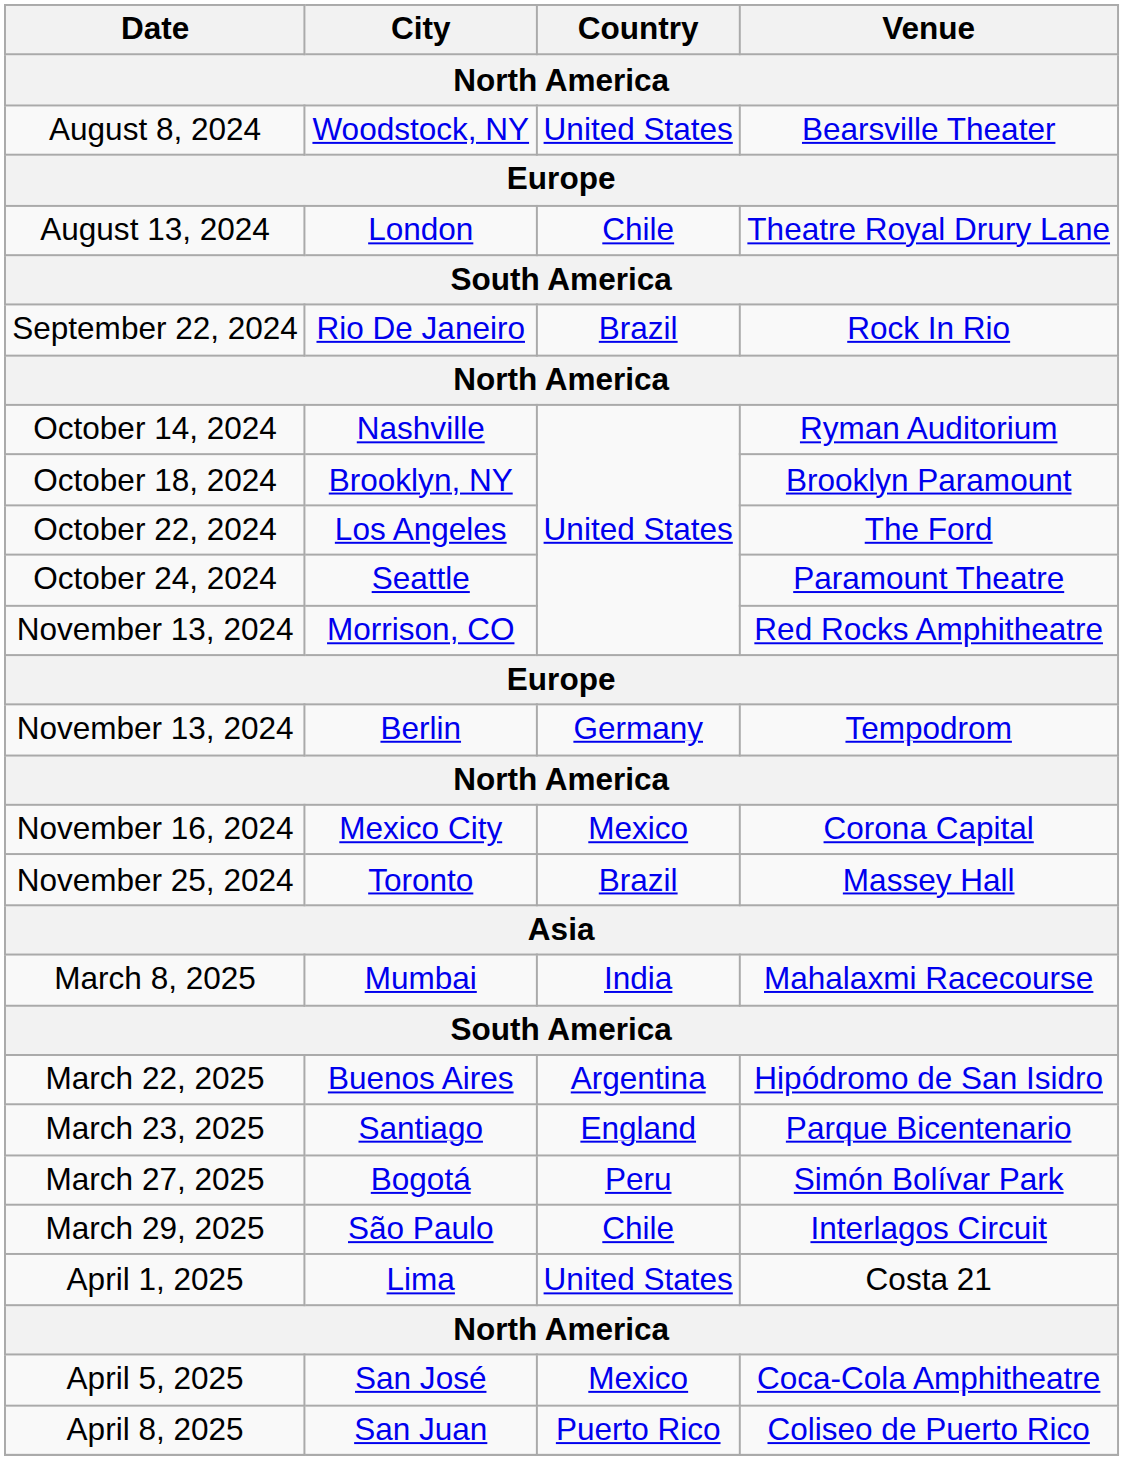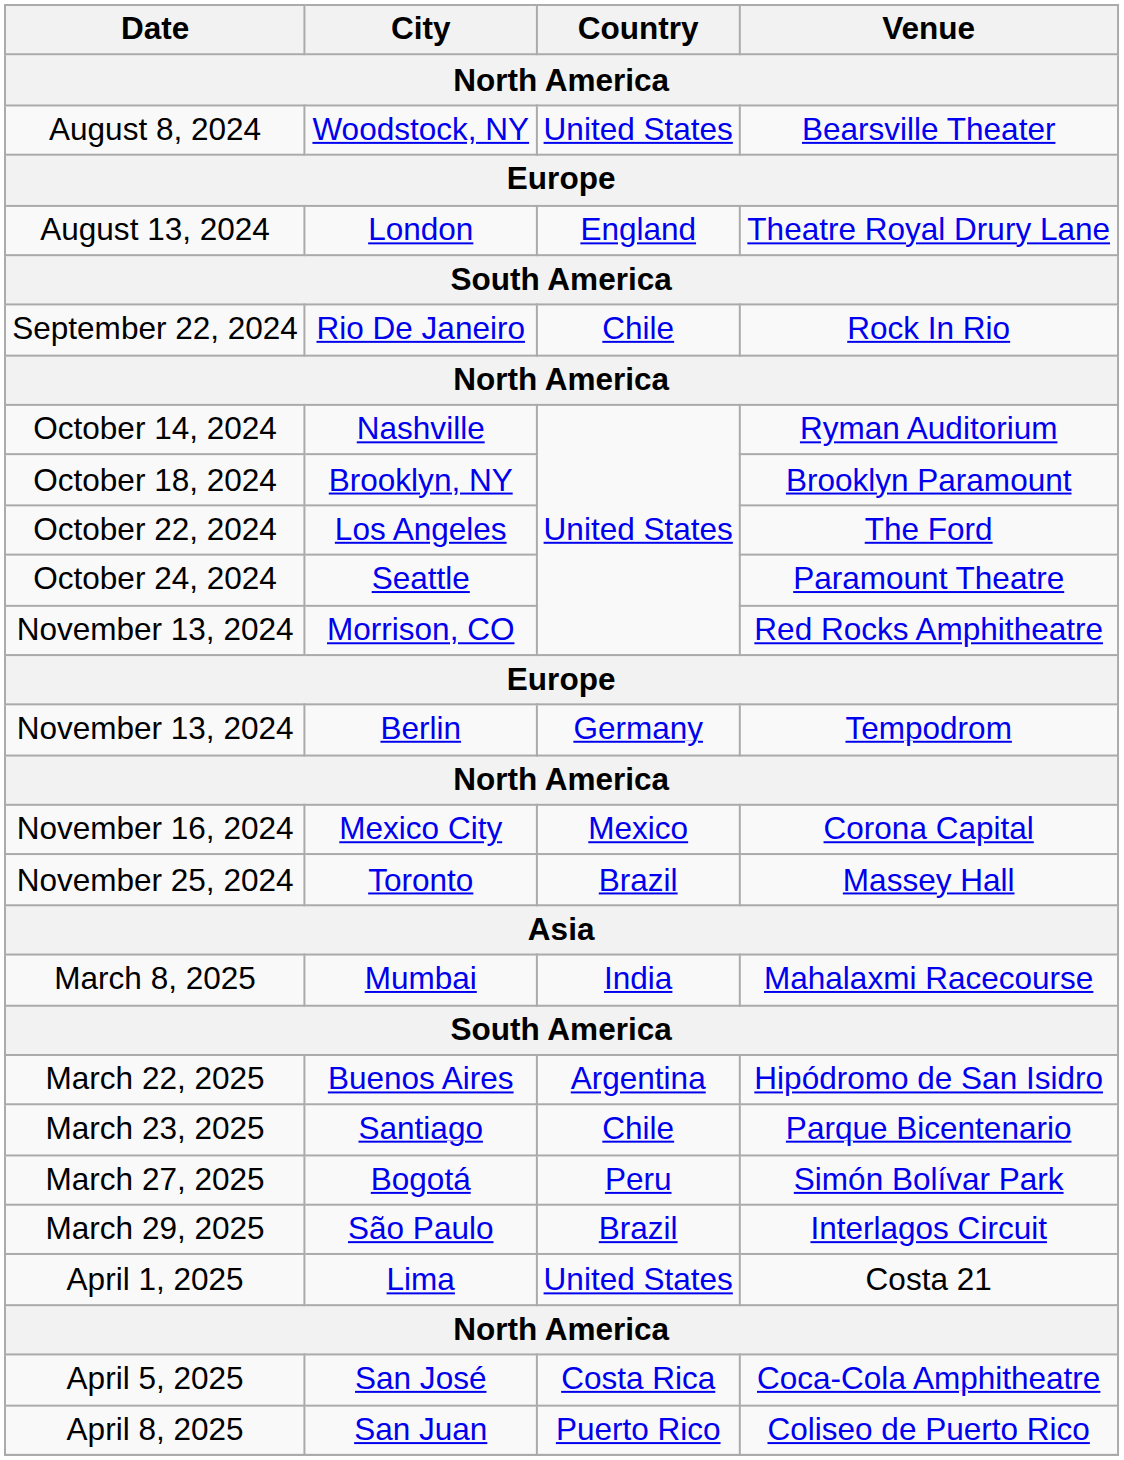(638, 229) Chile -> (638, 229) England
(638, 329) Brazil -> (638, 329) Chile
(638, 1129) England -> (638, 1129) Chile
(638, 1229) Chile -> (638, 1229) Brazil
(638, 1379) Mexico -> (638, 1379) Costa Rica
